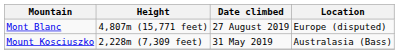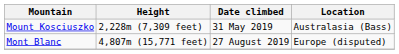rows swapped: (50, 41) <-> (34, 27)
